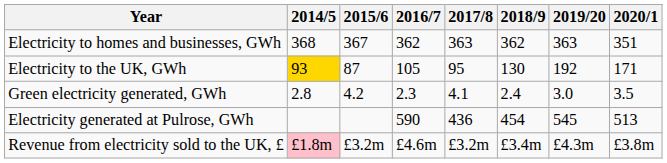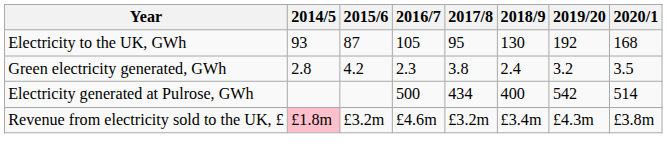- row: (145, 42)
(299, 68) gold background -> (299, 42) no background
(625, 68) 171 -> (625, 42) 168
(458, 94) 4.1 -> (458, 68) 3.8
(563, 94) 3.0 -> (563, 68) 3.2
(408, 119) 590 -> (408, 94) 500
(460, 119) 436 -> (460, 94) 434
(513, 119) 454 -> (513, 94) 400
(565, 119) 545 -> (565, 94) 542
(625, 119) 513 -> (625, 94) 514
